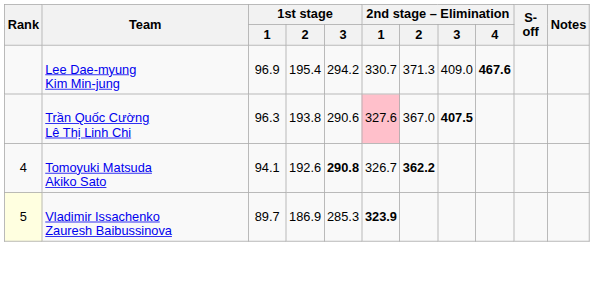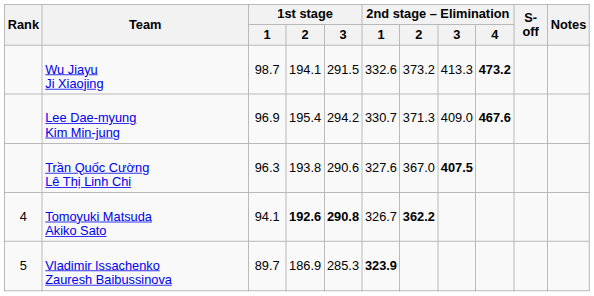+ row: (74, 76)
(381, 118) pink background -> (381, 167) no background
(305, 167) normal -> (305, 216) bold
(23, 216) lightyellow background -> (23, 266) no background
